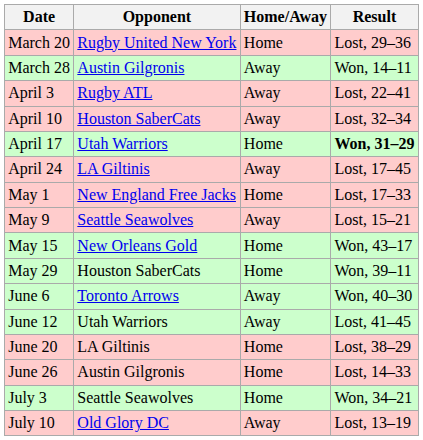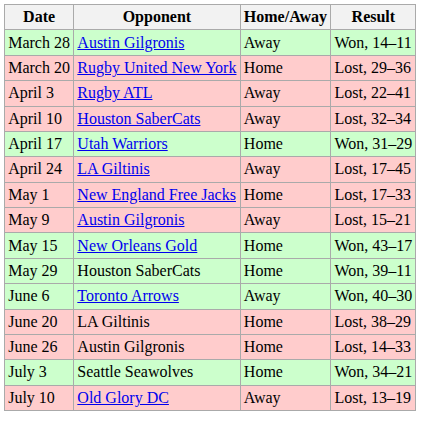rows swapped: (39, 42) <-> (39, 67)
(374, 144) bold -> (373, 144) normal
(135, 220) Seattle Seawolves -> (131, 220) Austin Gilgronis
- row: (33, 321)
